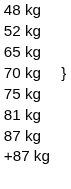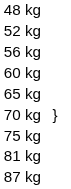+ row: (22, 52)
+ row: (22, 73)
- row: (27, 156)
